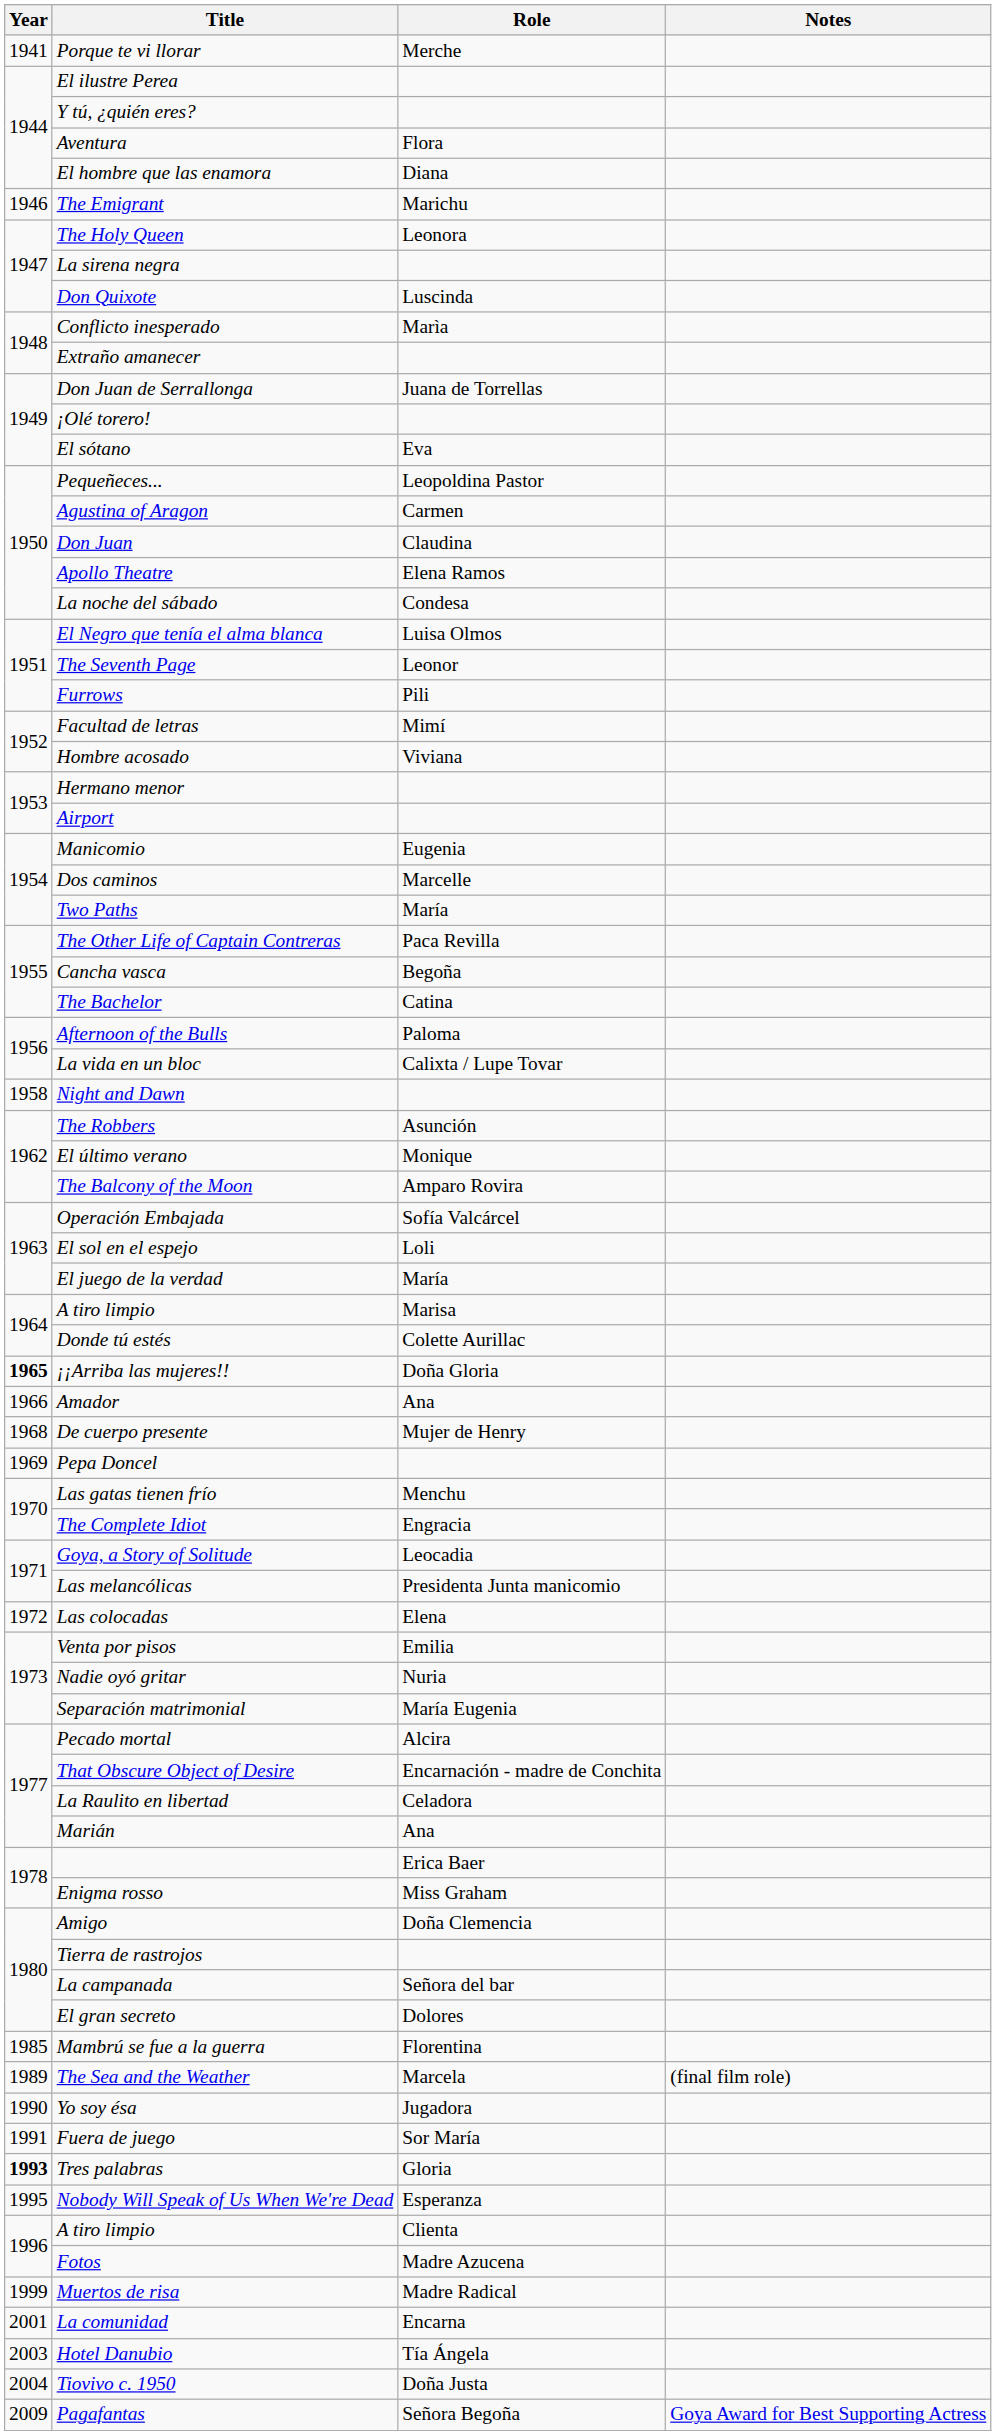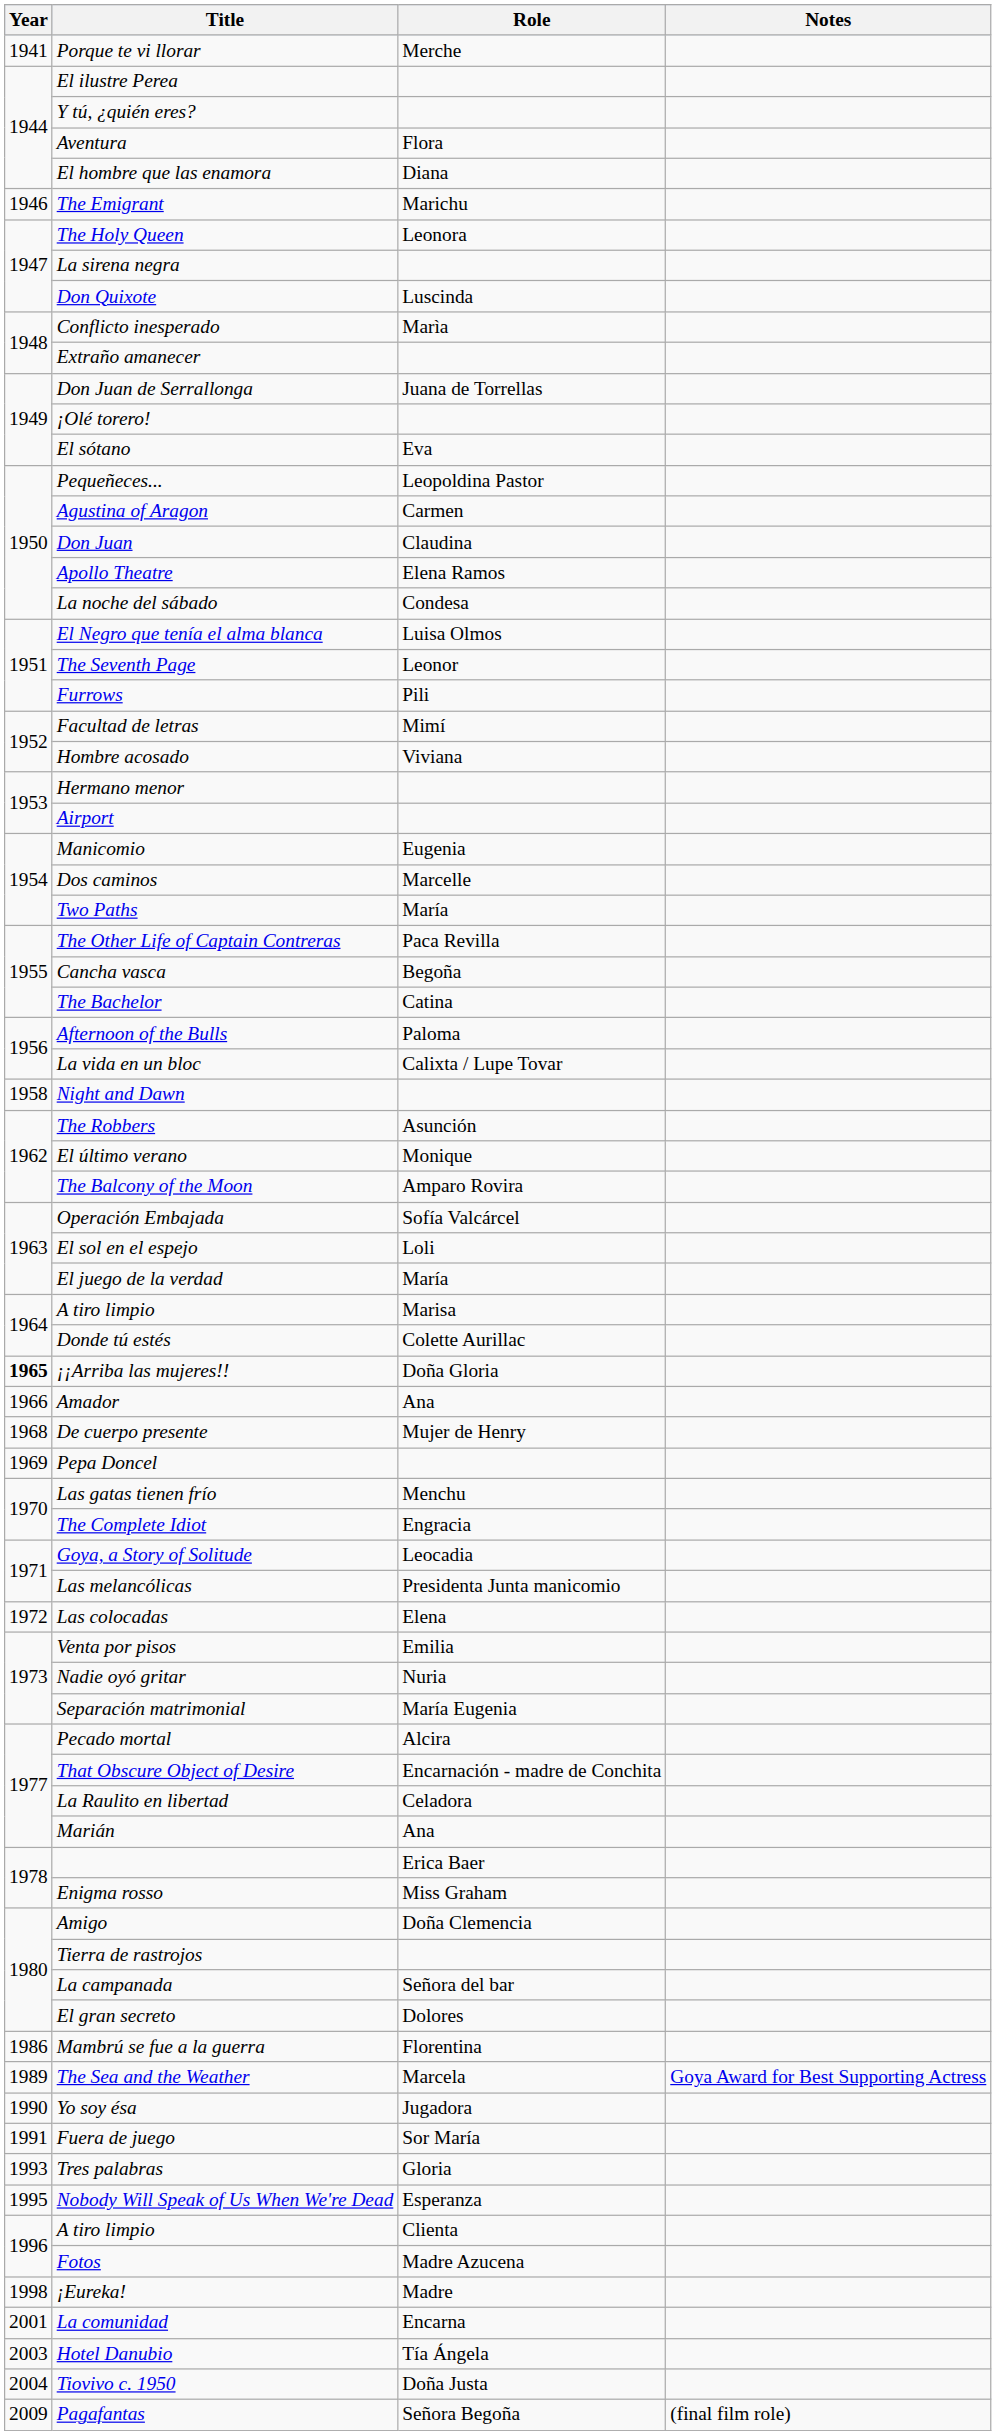(28, 2046) 1985 -> (28, 2046) 1986
(730, 2077) (final film role) -> (828, 2077) Goya Award for Best Supporting Actress
(28, 2169) bold -> (28, 2169) normal
+ row: (91, 2291)
- row: (118, 2291)
(828, 2414) Goya Award for Best Supporting Actress -> (730, 2414) (final film role)
